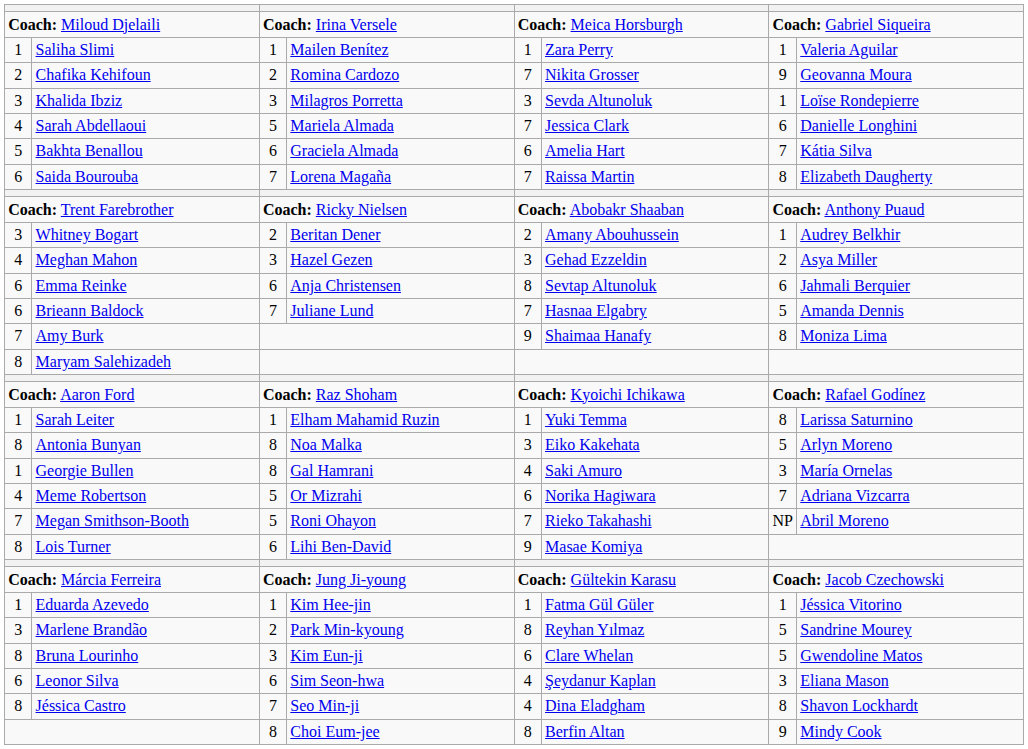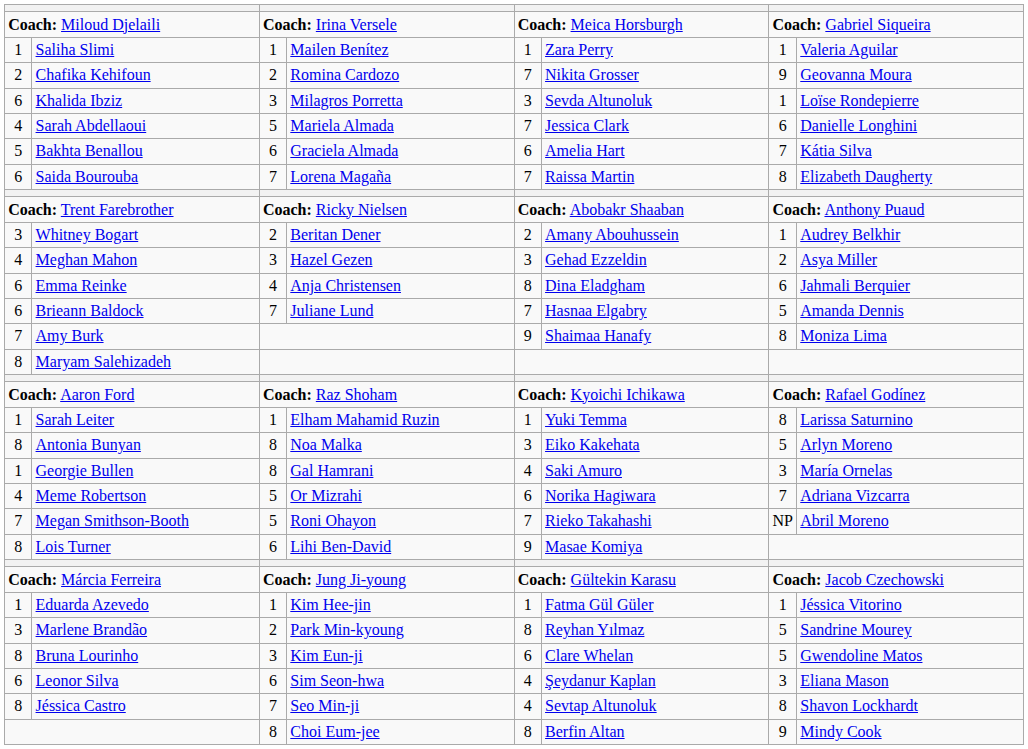(18, 100) 3 -> (18, 100) 6
(273, 285) 6 -> (273, 285) 4
(601, 285) Sevtap Altunoluk -> (595, 285) Dina Eladgham
(595, 706) Dina Eladgham -> (601, 706) Sevtap Altunoluk
